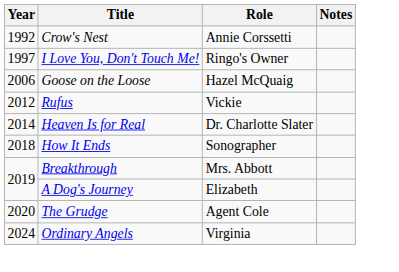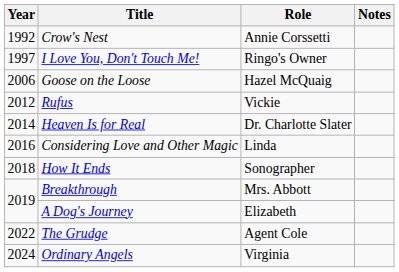+ row: (140, 146)
(21, 211) 2020 -> (21, 233) 2022
